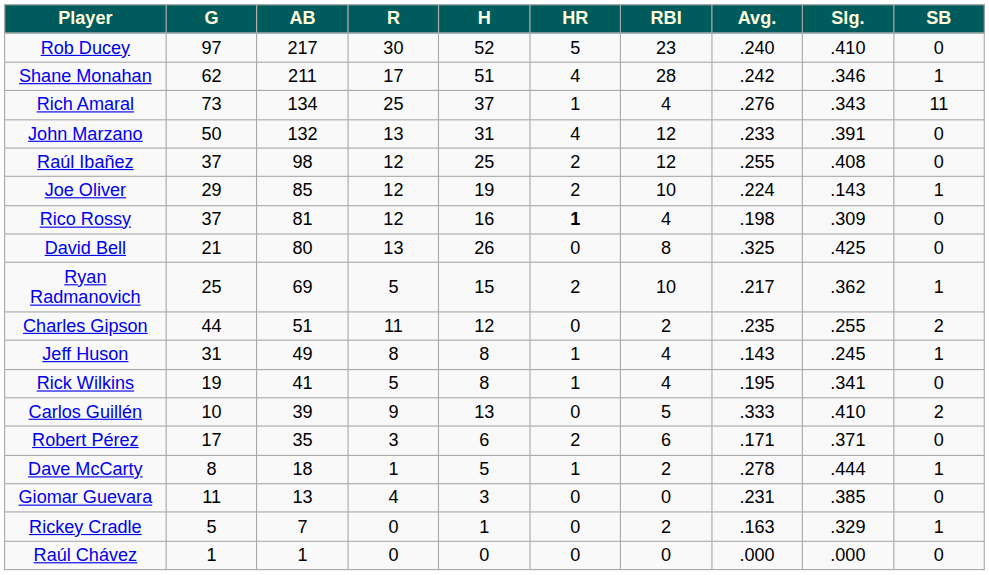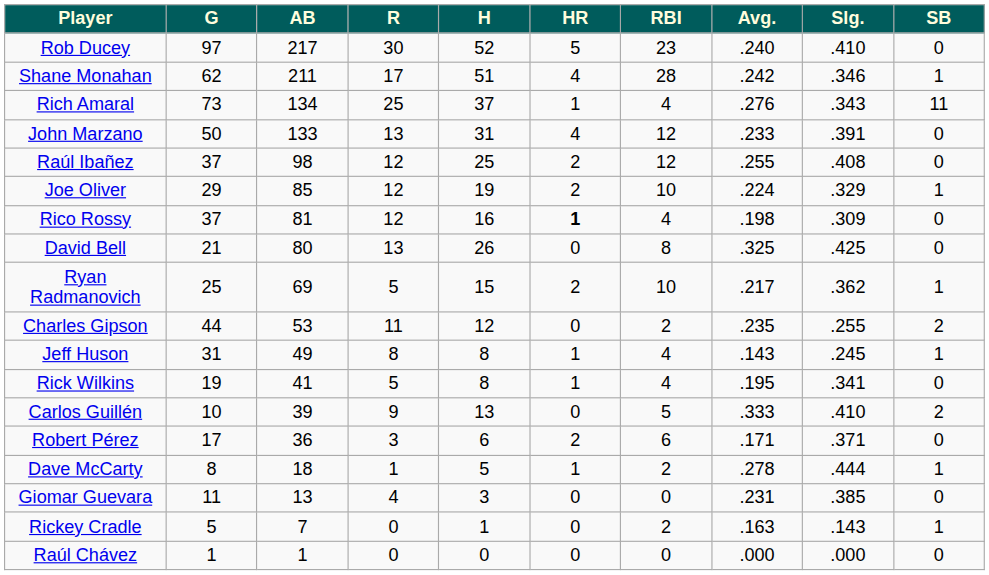(303, 133) 132 -> (303, 133) 133
(848, 190) .143 -> (848, 190) .329
(303, 325) 51 -> (303, 325) 53
(303, 440) 35 -> (303, 440) 36
(848, 526) .329 -> (848, 526) .143
